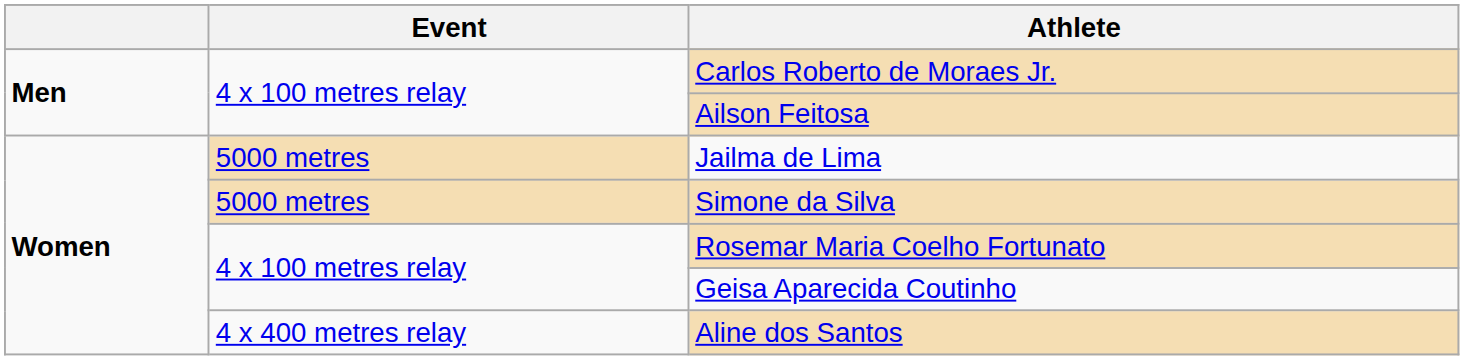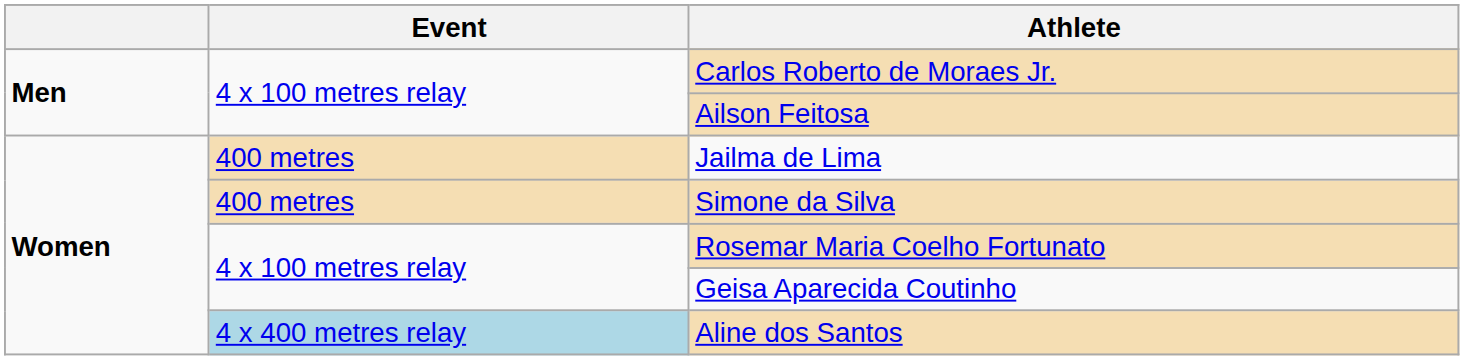(293, 158) 5000 metres -> (285, 158) 400 metres
(293, 202) 5000 metres -> (285, 202) 400 metres
(341, 333) no background -> (341, 333) lightblue background
